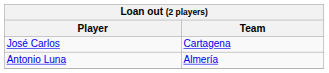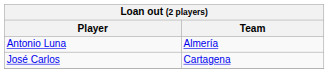rows swapped: (36, 60) <-> (33, 44)
